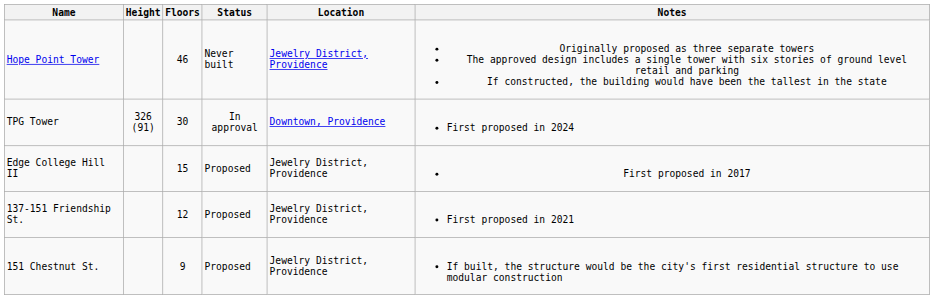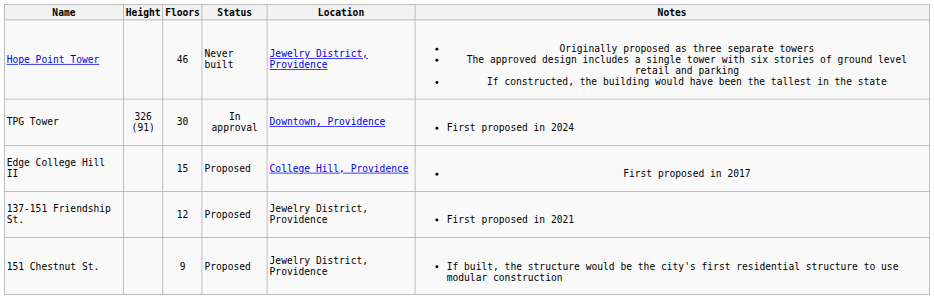(319, 168) Jewelry District, Providence -> (339, 168) College Hill, Providence
